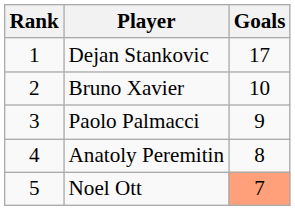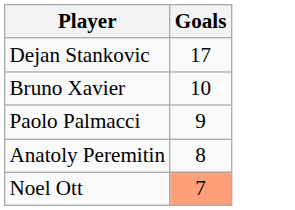- column: (34, 21)
